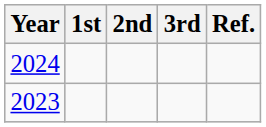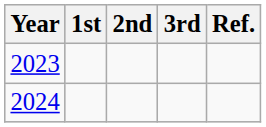rows swapped: (35, 102) <-> (35, 63)
